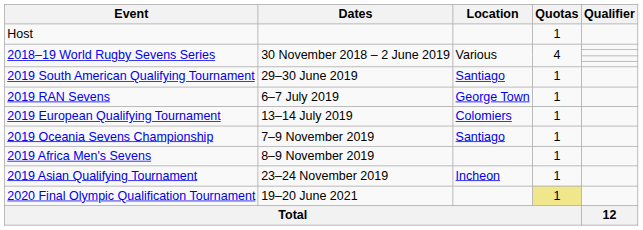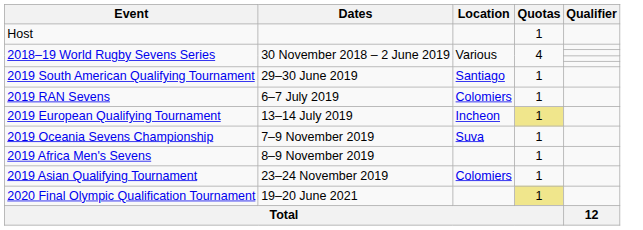(493, 96) George Town -> (484, 96) Colomiers
(484, 116) Colomiers -> (478, 116) Incheon
(557, 116) no background -> (539, 116) khaki background
(480, 136) Santiago -> (470, 136) Suva
(478, 175) Incheon -> (484, 175) Colomiers
